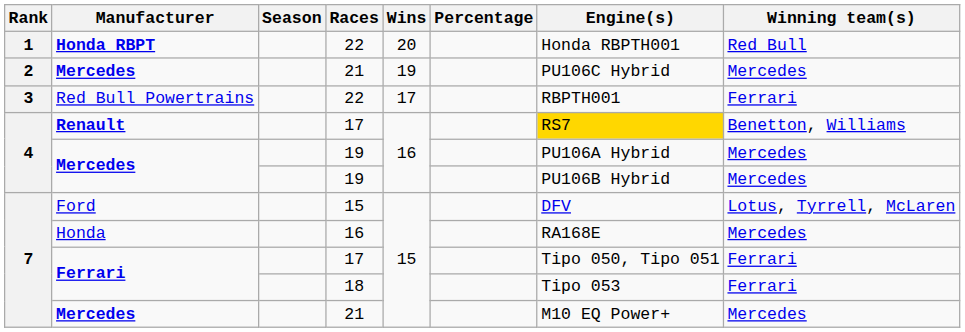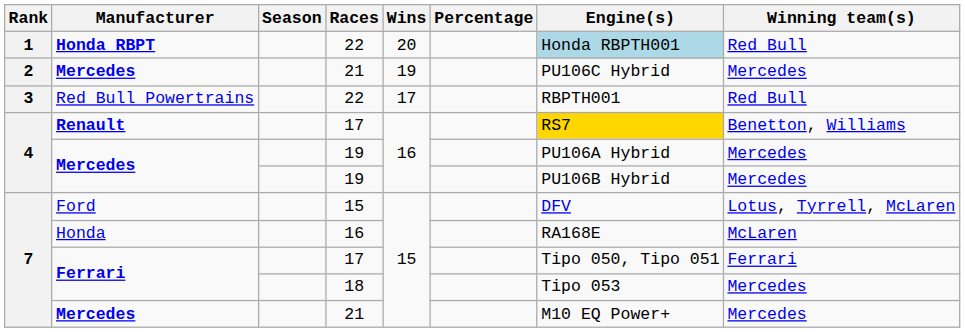(611, 45) no background -> (611, 45) lightblue background
(762, 99) Ferrari -> (767, 99) Red Bull
(767, 233) Mercedes -> (762, 233) McLaren
(762, 287) Ferrari -> (767, 287) Mercedes
